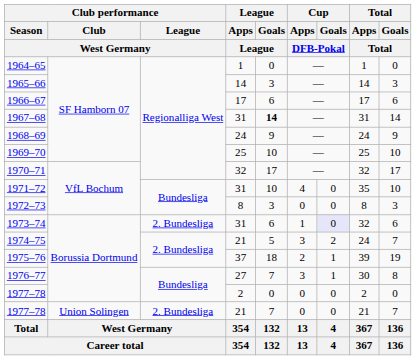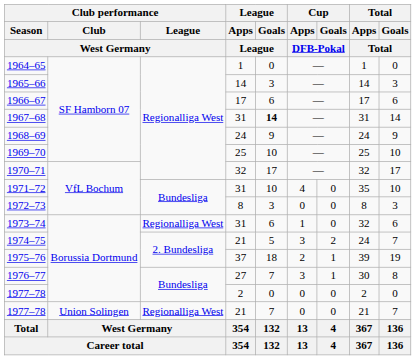(183, 223) 2. Bundesliga -> (183, 223) Regionalliga West
(333, 223) lavender background -> (333, 223) no background
(183, 310) 2. Bundesliga -> (183, 310) Regionalliga West
